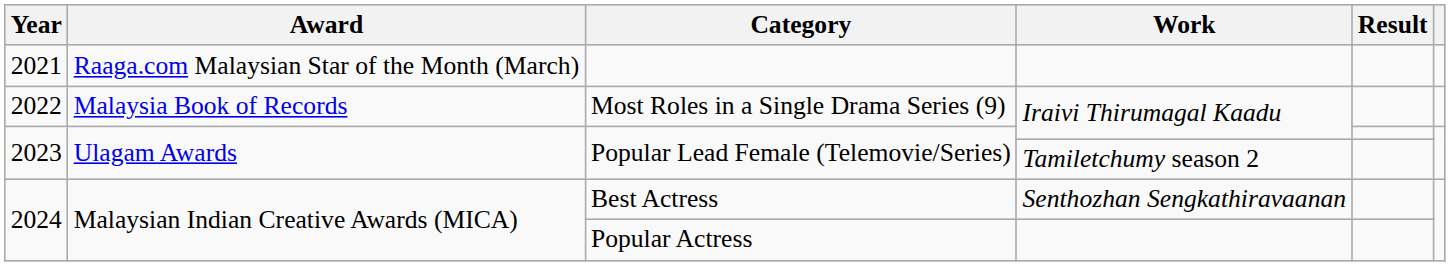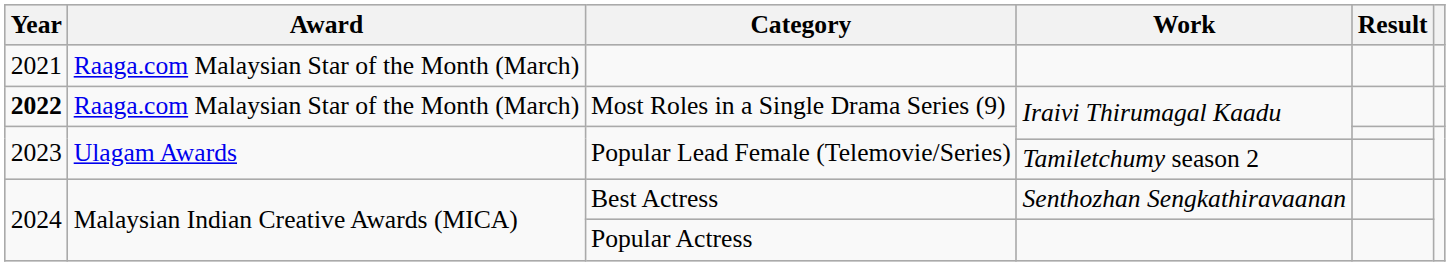(36, 106) normal -> (36, 106) bold
(211, 106) Malaysia Book of Records -> (326, 106) Raaga.com Malaysian Star of the Month (March)
